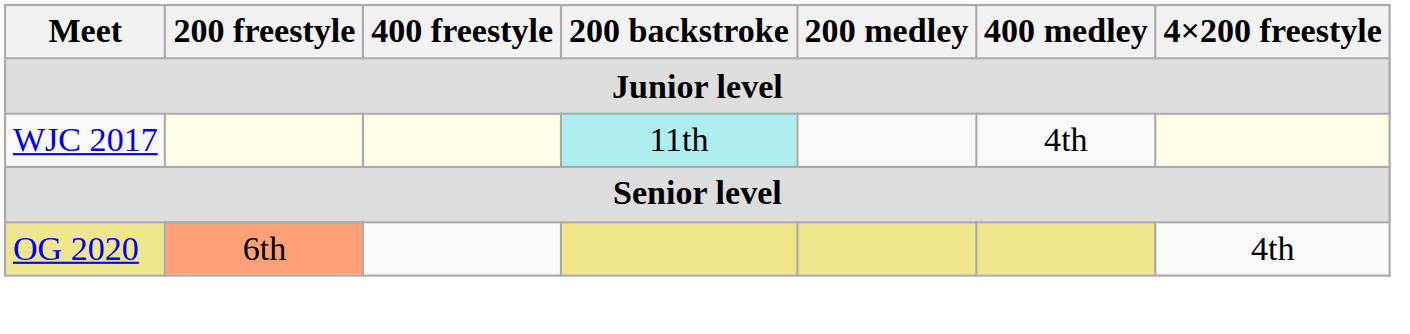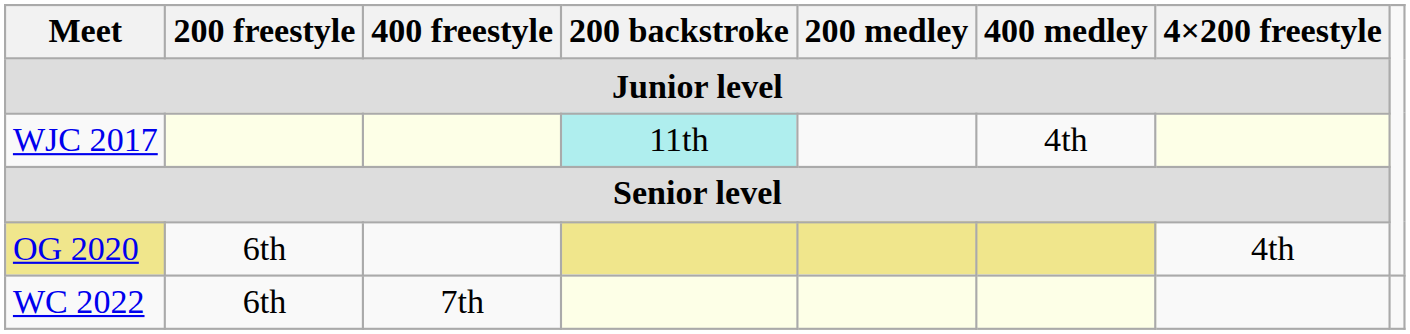(264, 247) lightsalmon background -> (264, 247) no background
+ row: (79, 301)
